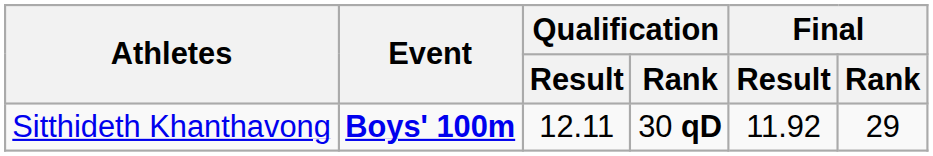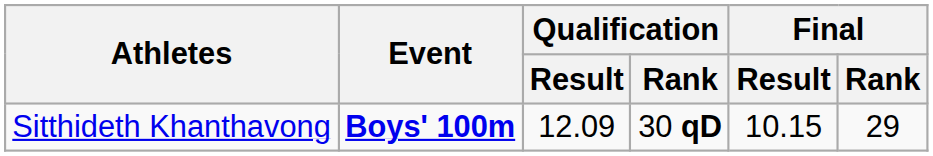(577, 127) 12.11 -> (577, 127) 12.09
(784, 127) 11.92 -> (784, 127) 10.15
